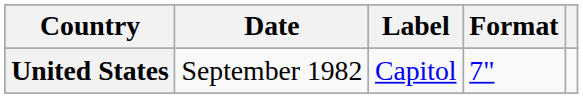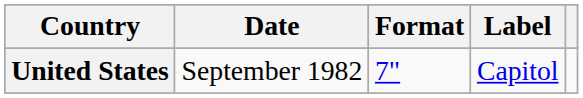columns swapped: (514, 26) <-> (416, 26)
